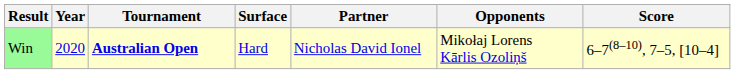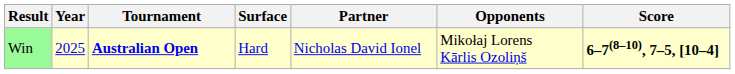(70, 48) 2020 -> (70, 48) 2025
(653, 48) normal -> (653, 48) bold
